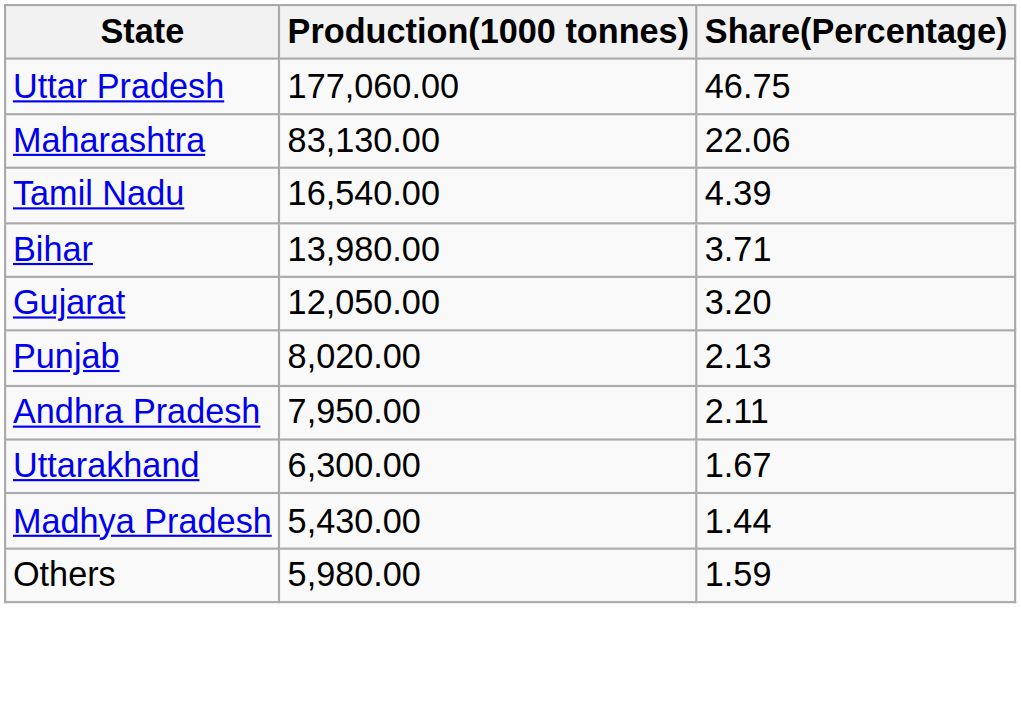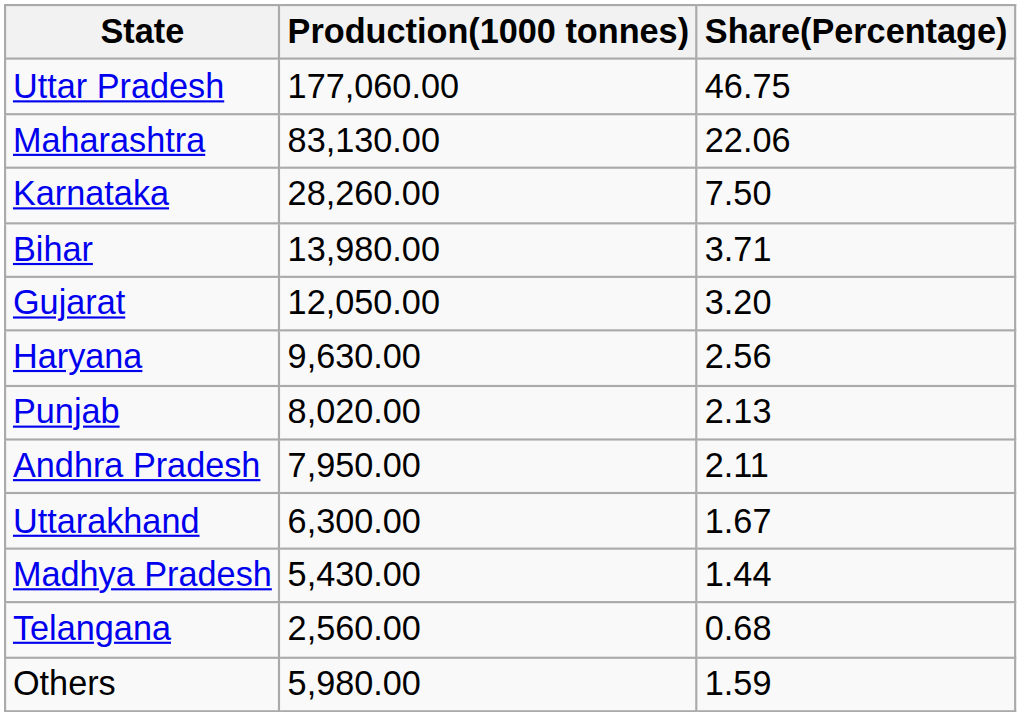+ row: (91, 194)
- row: (99, 194)
+ row: (78, 357)
+ row: (92, 628)
